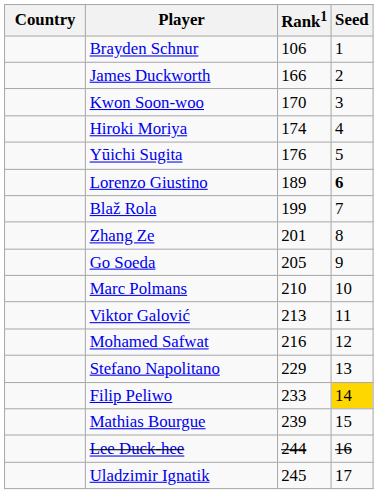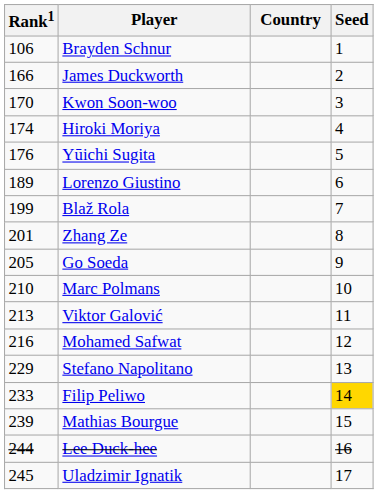columns swapped: (45, 20) <-> (304, 20)
(339, 182) bold -> (339, 182) normal
